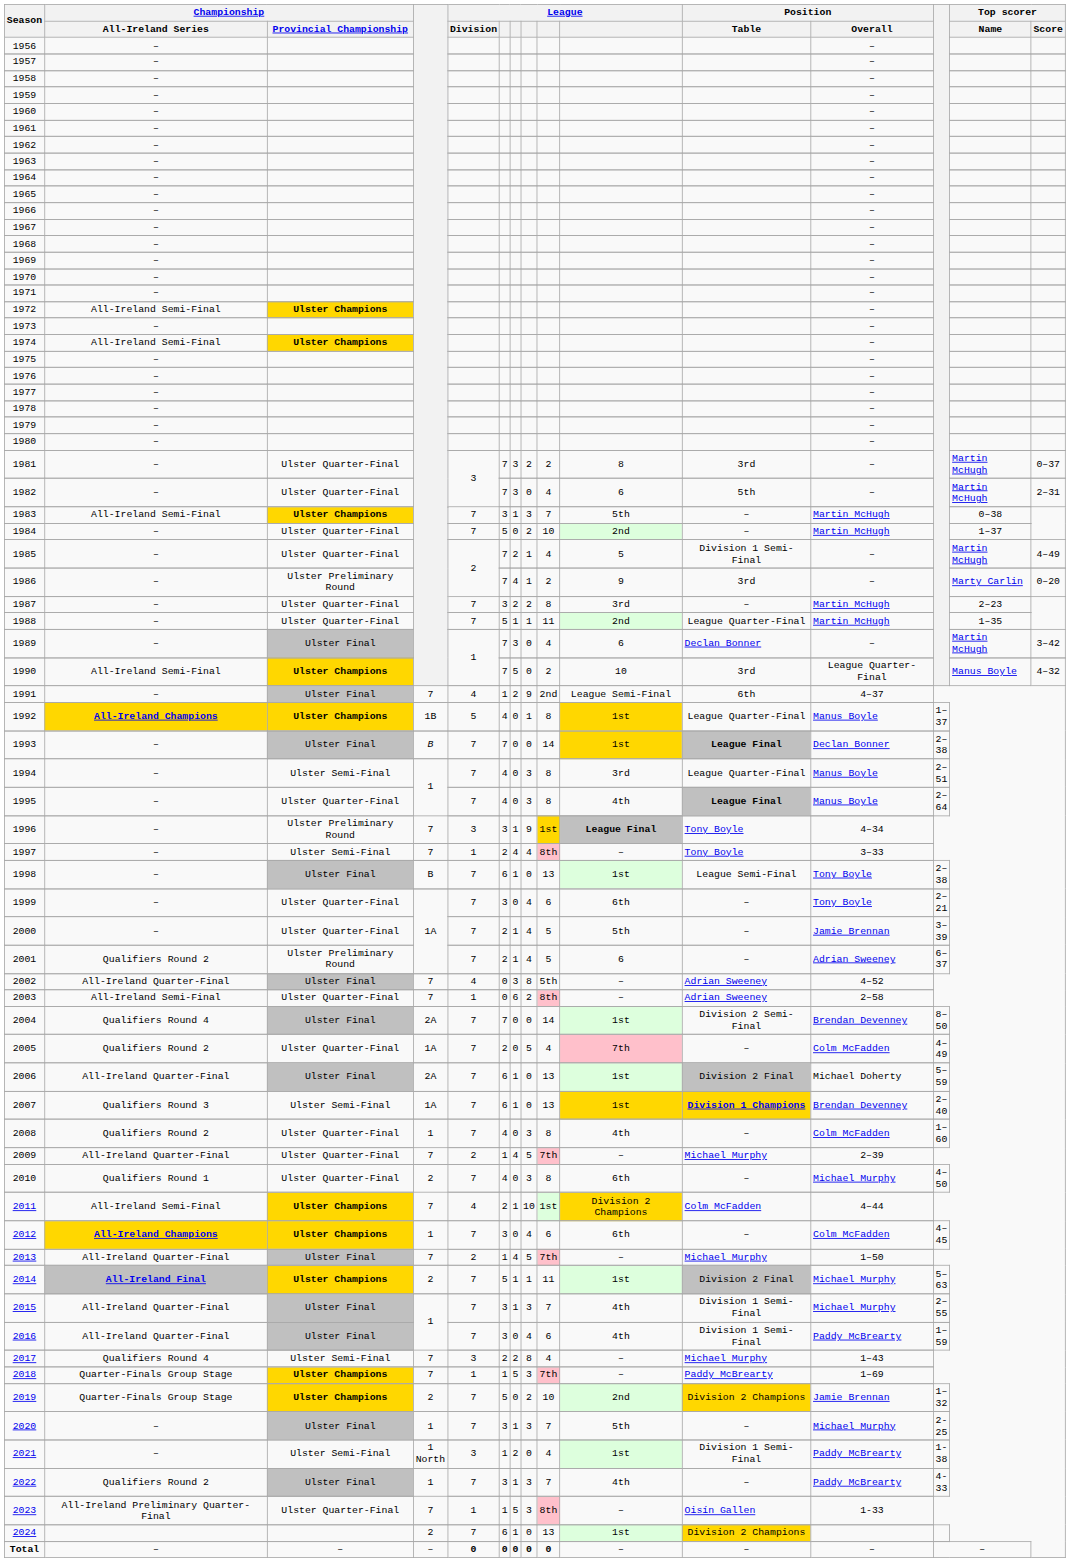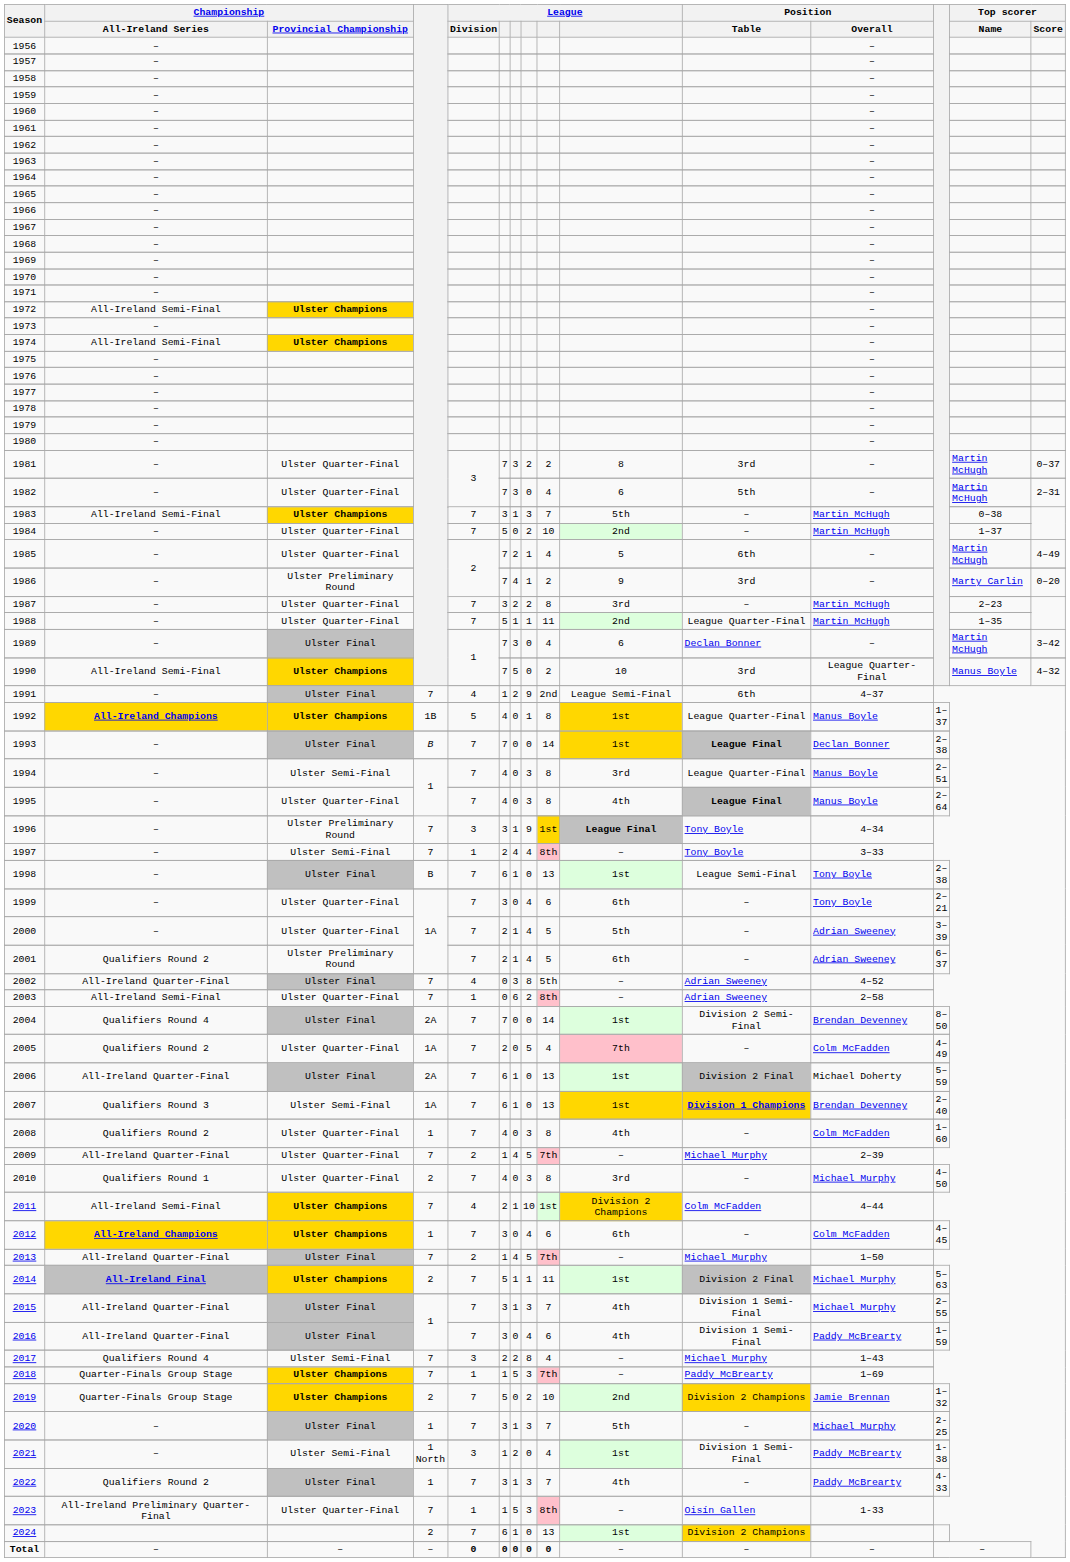(746, 554) Division 1 Semi-Final -> (746, 554) 6th
(851, 931) Jamie Brennan -> (854, 931) Adrian Sweeney
(621, 959) 6 -> (621, 959) 6th
(621, 1178) 6th -> (621, 1178) 3rd
